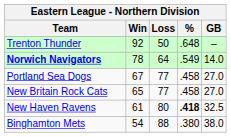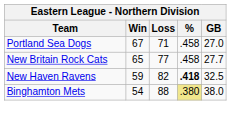- row: (44, 44)
- row: (54, 60)
(163, 76) 77 -> (163, 44) 71
(214, 92) 27.0 -> (214, 60) 27.7
(138, 108) 61 -> (138, 76) 59
(163, 108) 80 -> (163, 76) 82
(190, 124) no background -> (190, 92) khaki background
